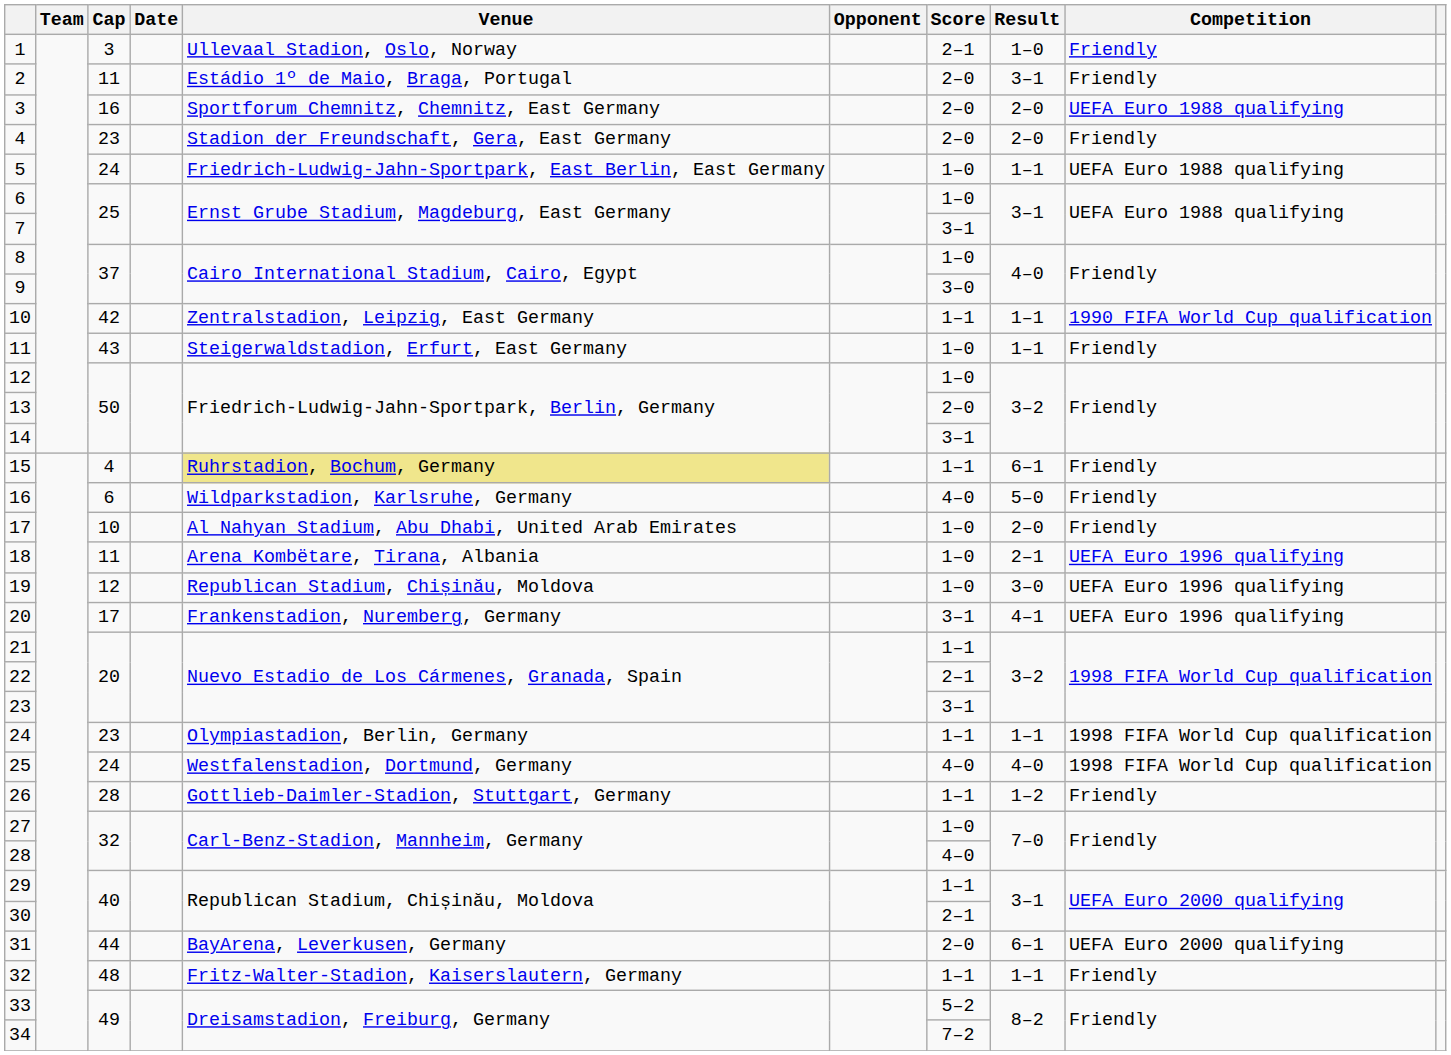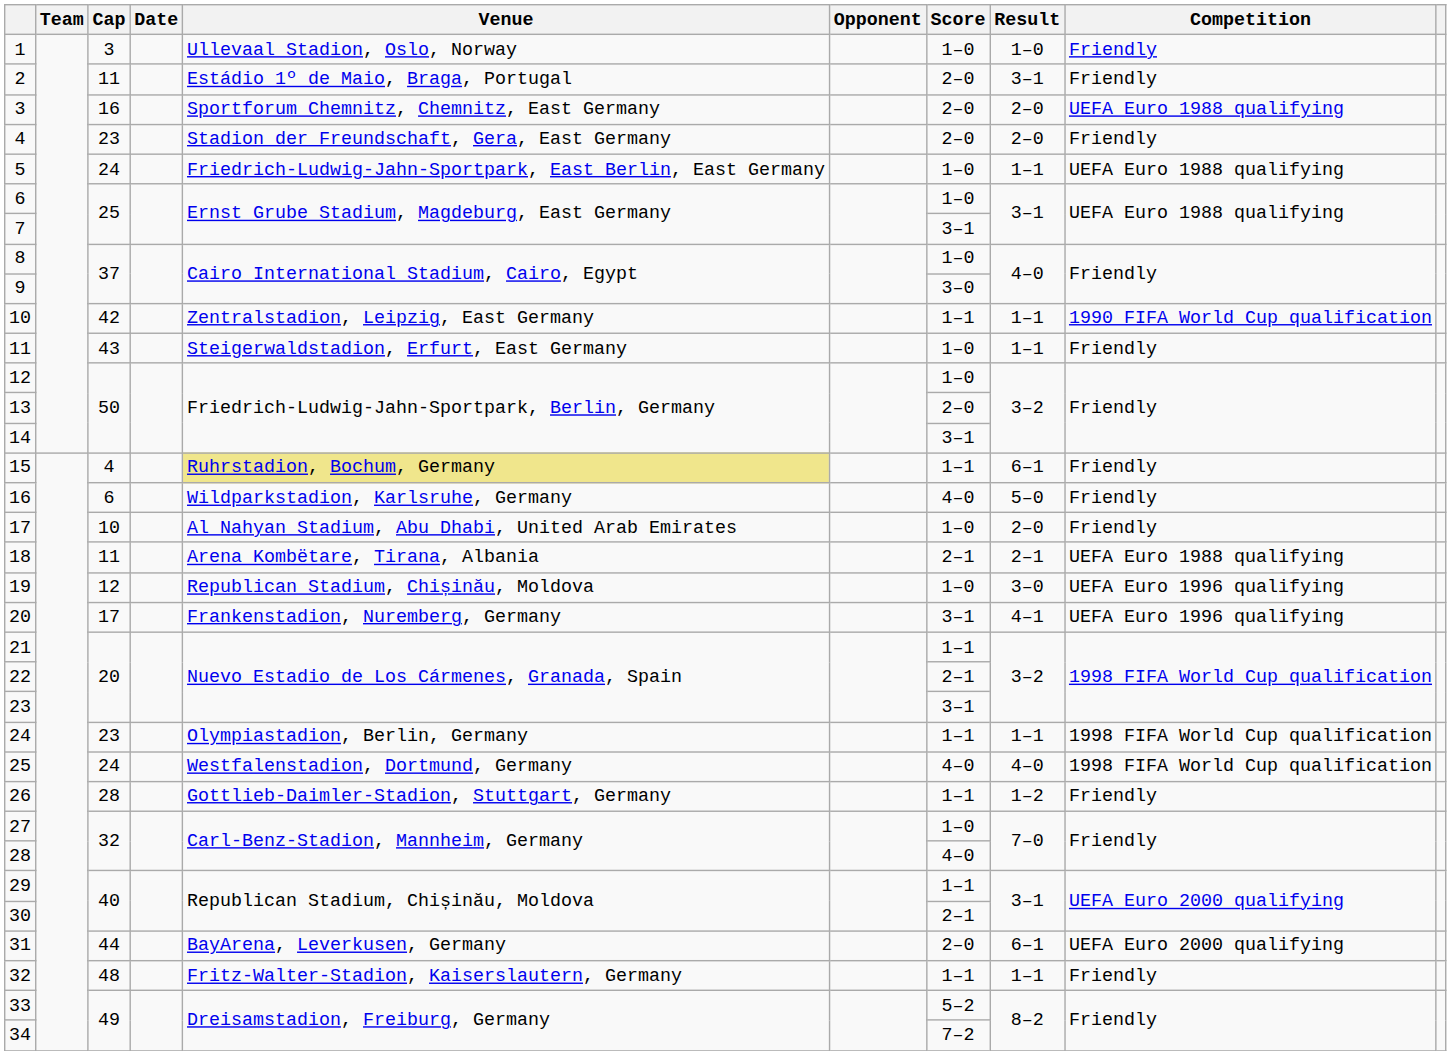(958, 50) 2–1 -> (958, 50) 1–0
(958, 557) 1–0 -> (958, 557) 2–1
(1206, 557) UEFA Euro 1996 qualifying -> (1206, 557) UEFA Euro 1988 qualifying
